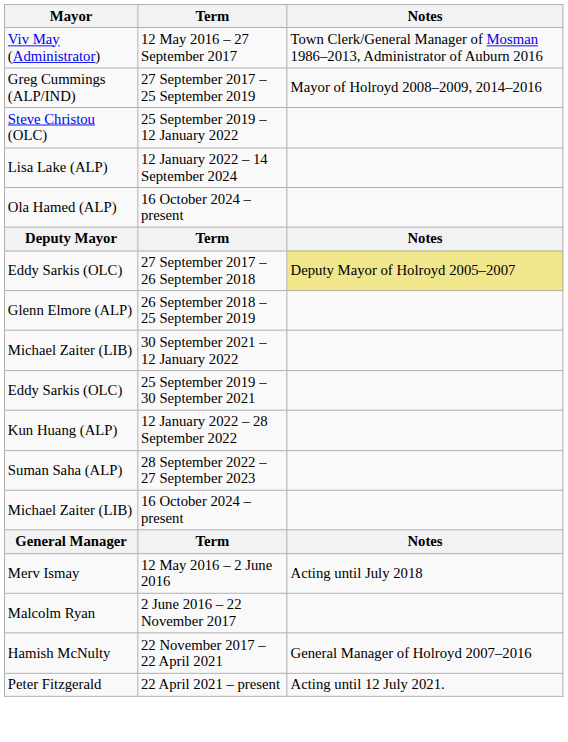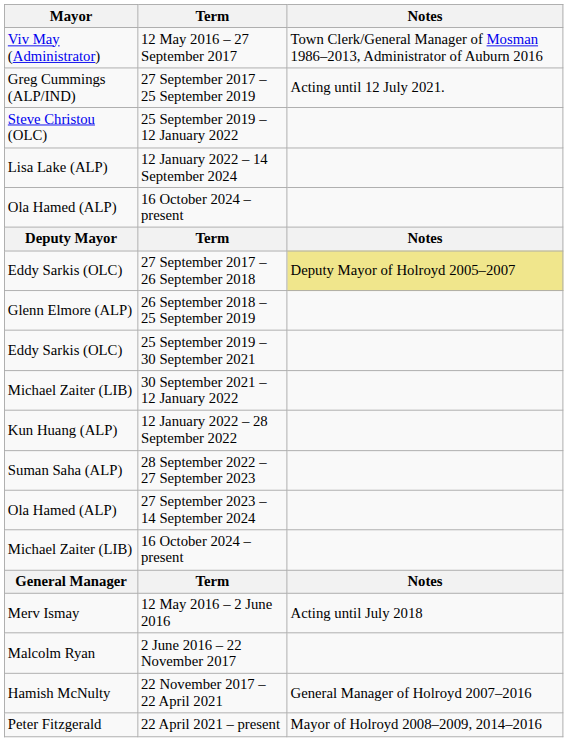(416, 87) Mayor of Holroyd 2008–2009, 2014–2016 -> (368, 87) Acting until 12 July 2021.
rows swapped: (65, 390) <-> (70, 350)
+ row: (62, 510)
(368, 684) Acting until 12 July 2021. -> (416, 724) Mayor of Holroyd 2008–2009, 2014–2016
